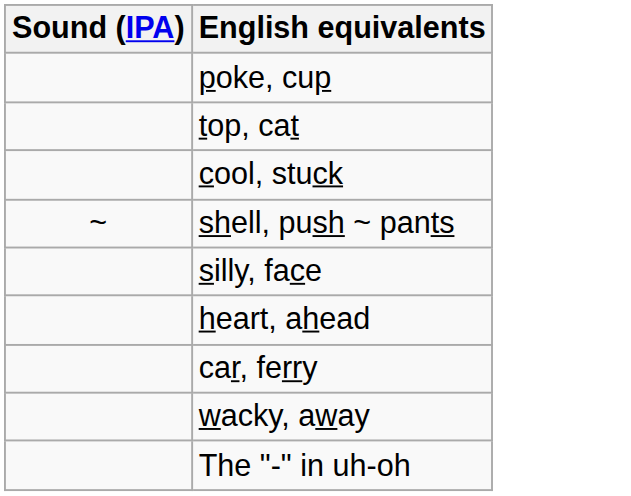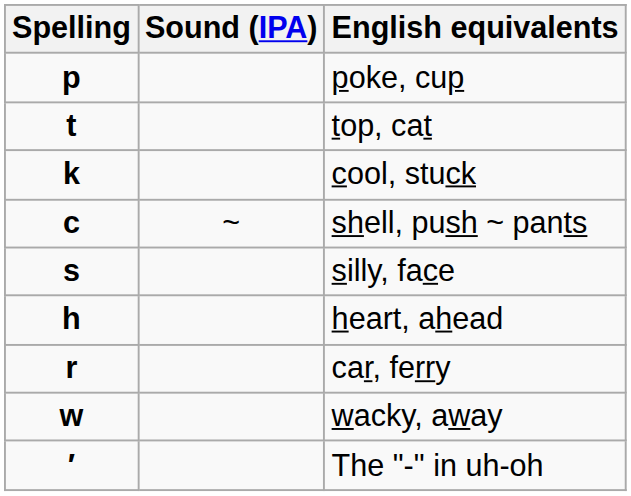+ column: (71, 28)
